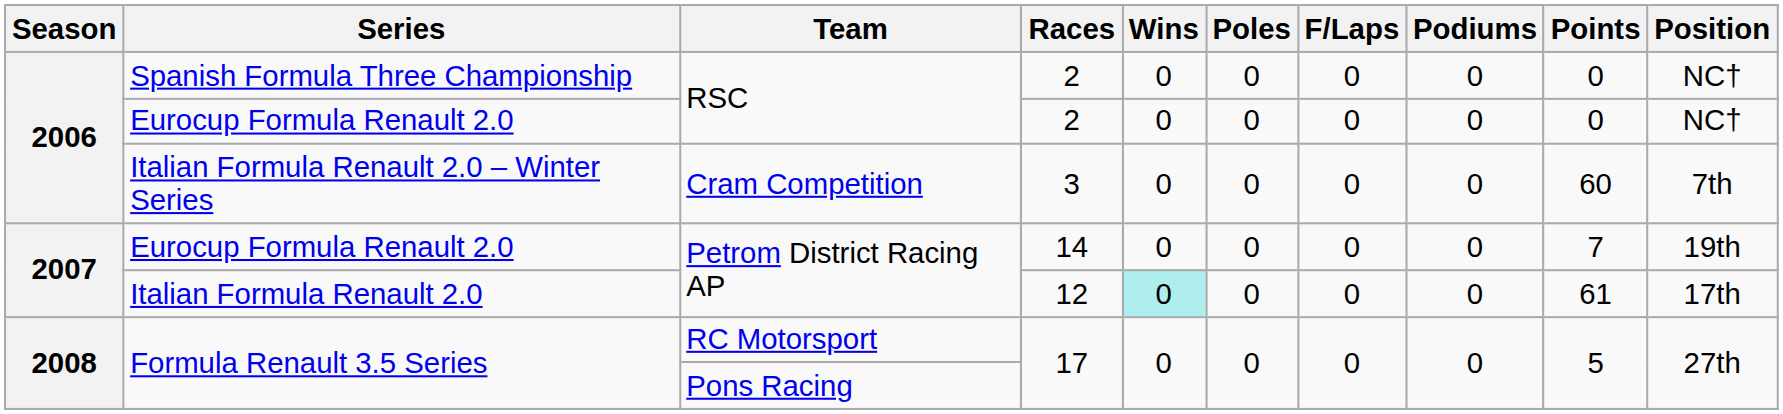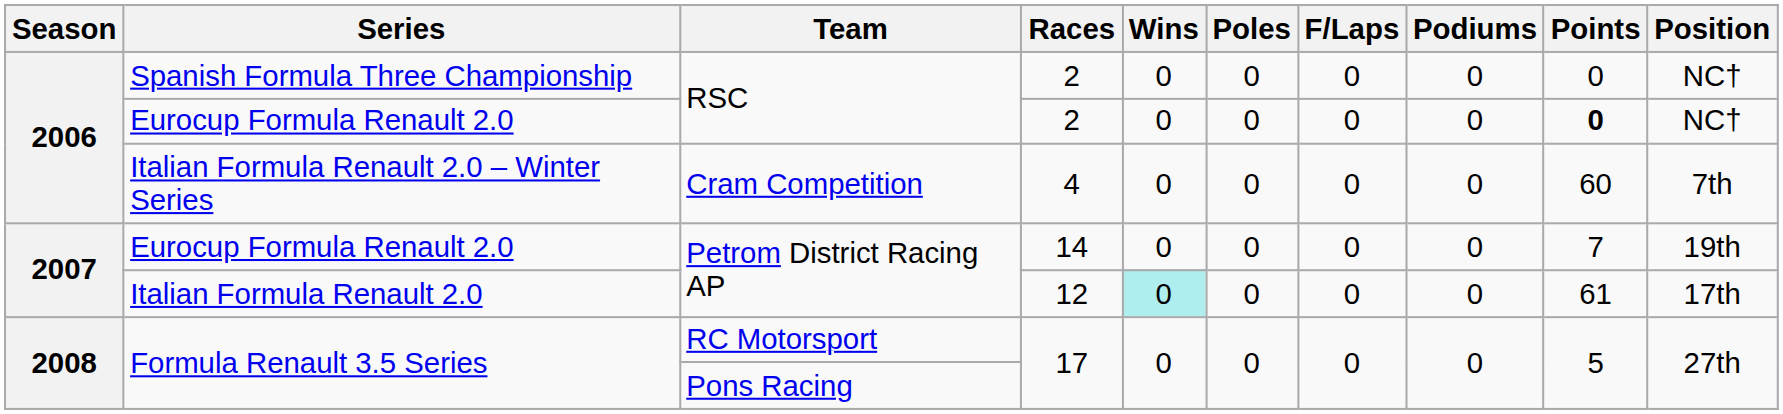(1596, 121) normal -> (1596, 121) bold
(1072, 184) 3 -> (1072, 184) 4
